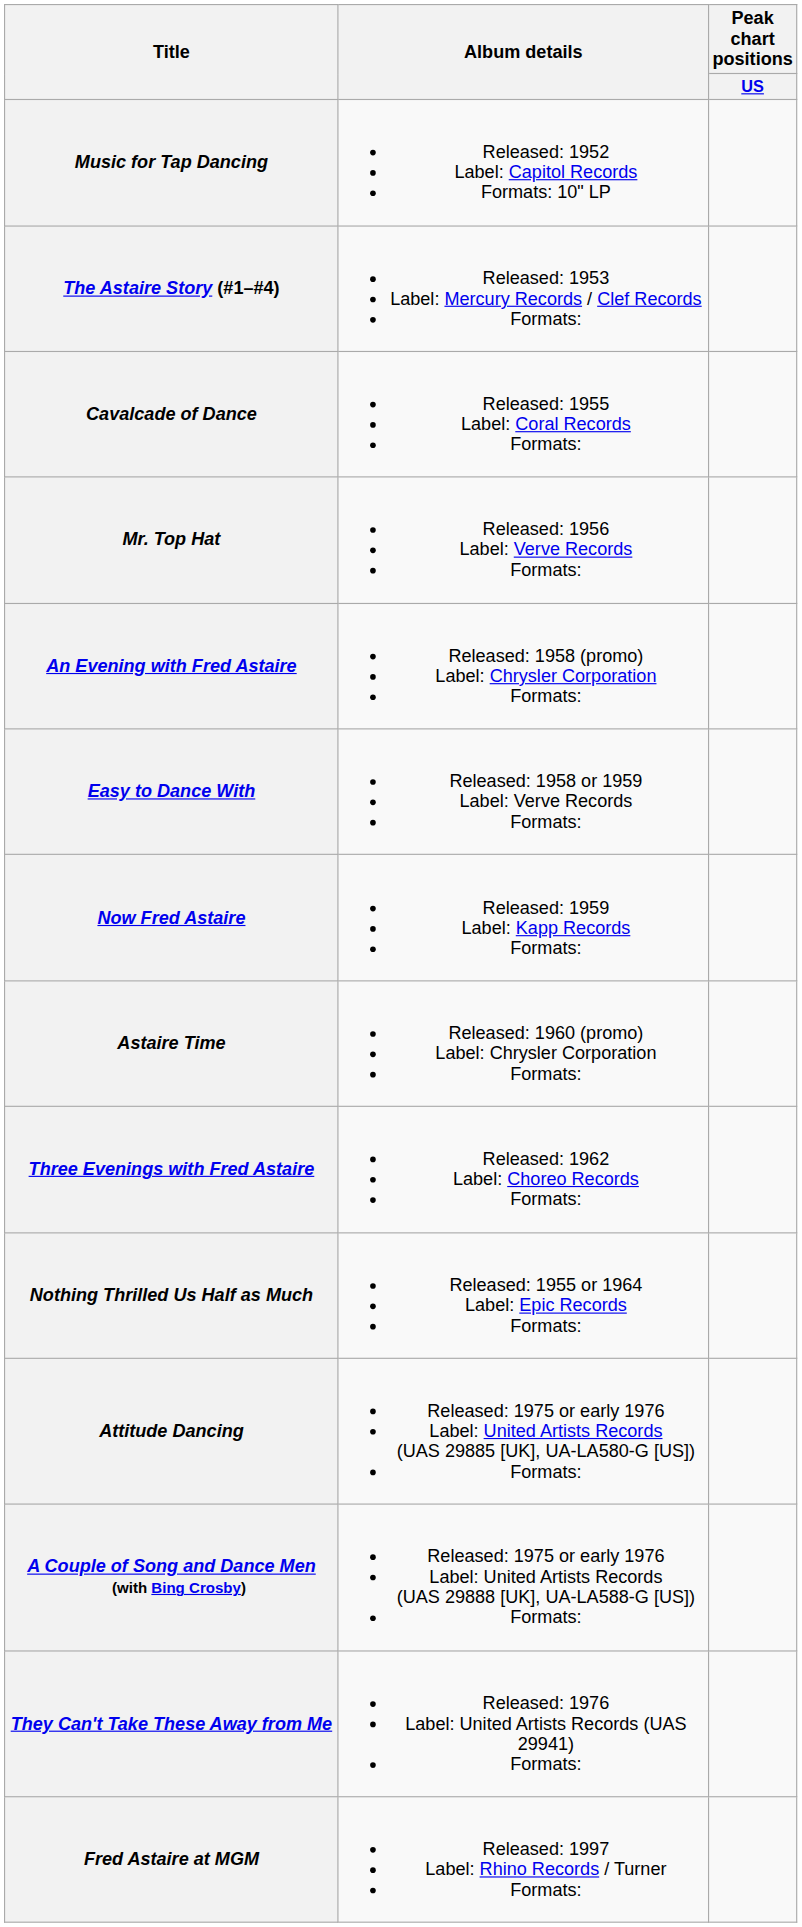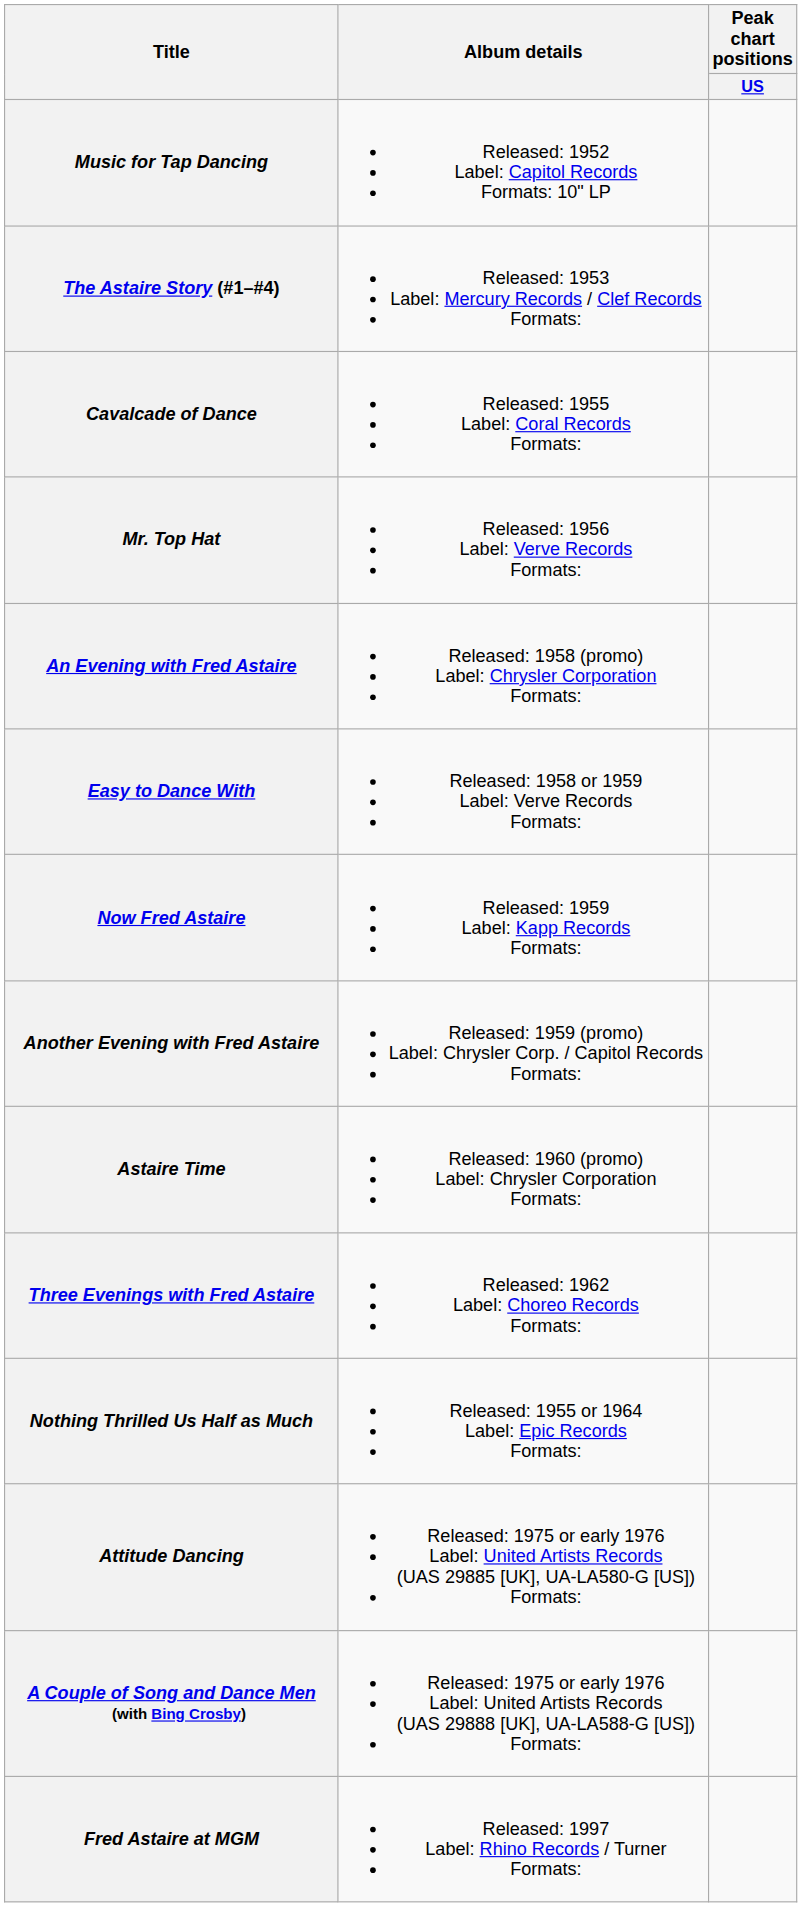+ row: (171, 1043)
- row: (171, 1723)
